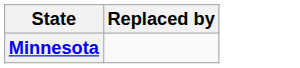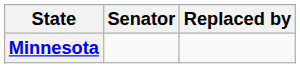+ column: (141, 18)
